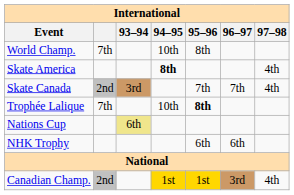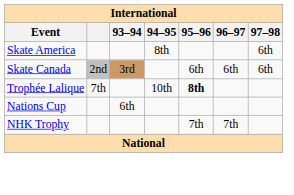- row: (41, 50)
(168, 69) bold -> (162, 50) normal
(272, 69) 4th -> (265, 50) 6th
(203, 87) 7th -> (196, 69) 6th
(237, 87) 7th -> (231, 69) 6th
(272, 87) 4th -> (265, 69) 6th
(134, 124) khaki background -> (127, 106) no background
(203, 143) 6th -> (196, 124) 7th
(237, 143) 6th -> (231, 124) 7th
- row: (49, 180)
